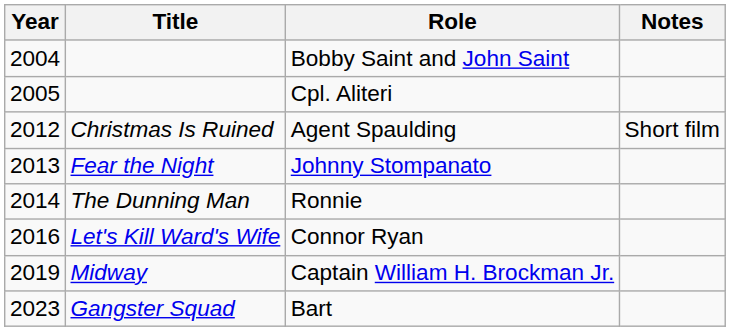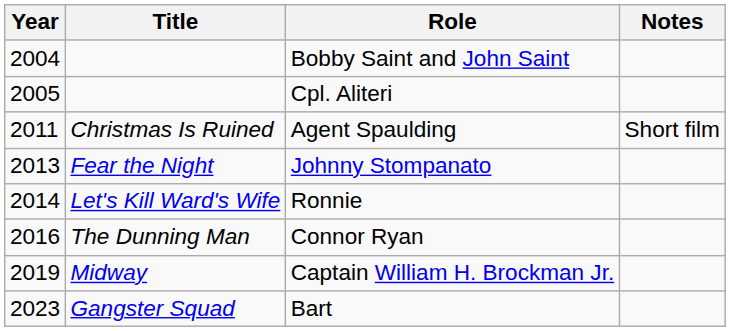(35, 129) 2012 -> (34, 129) 2011
(160, 201) The Dunning Man -> (175, 201) Let's Kill Ward's Wife
(175, 237) Let's Kill Ward's Wife -> (160, 237) The Dunning Man
